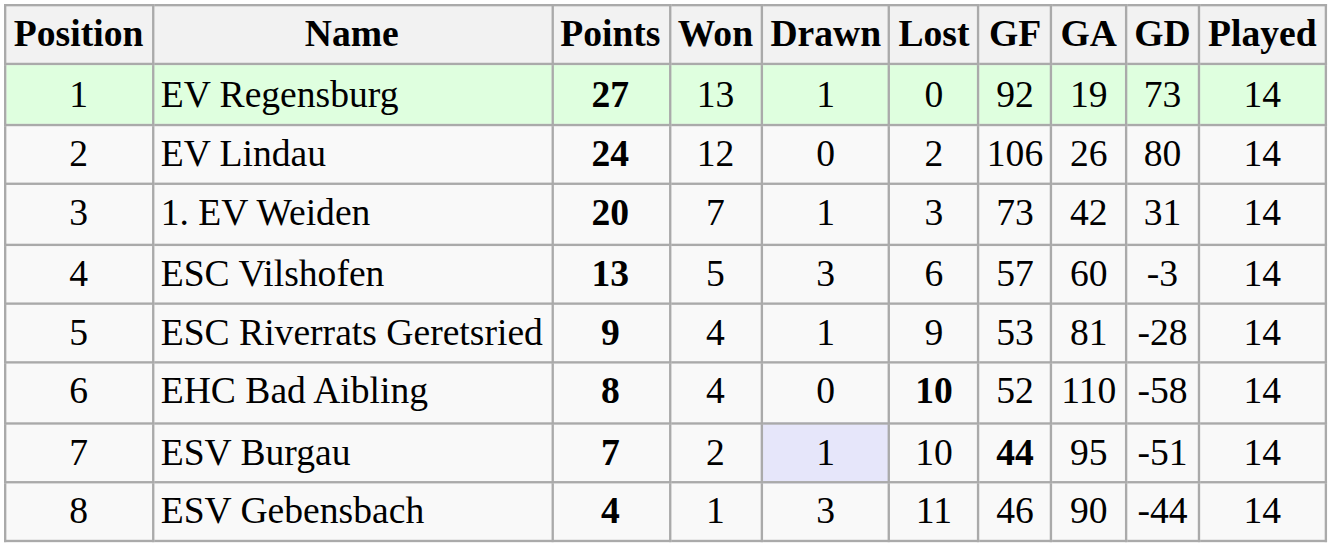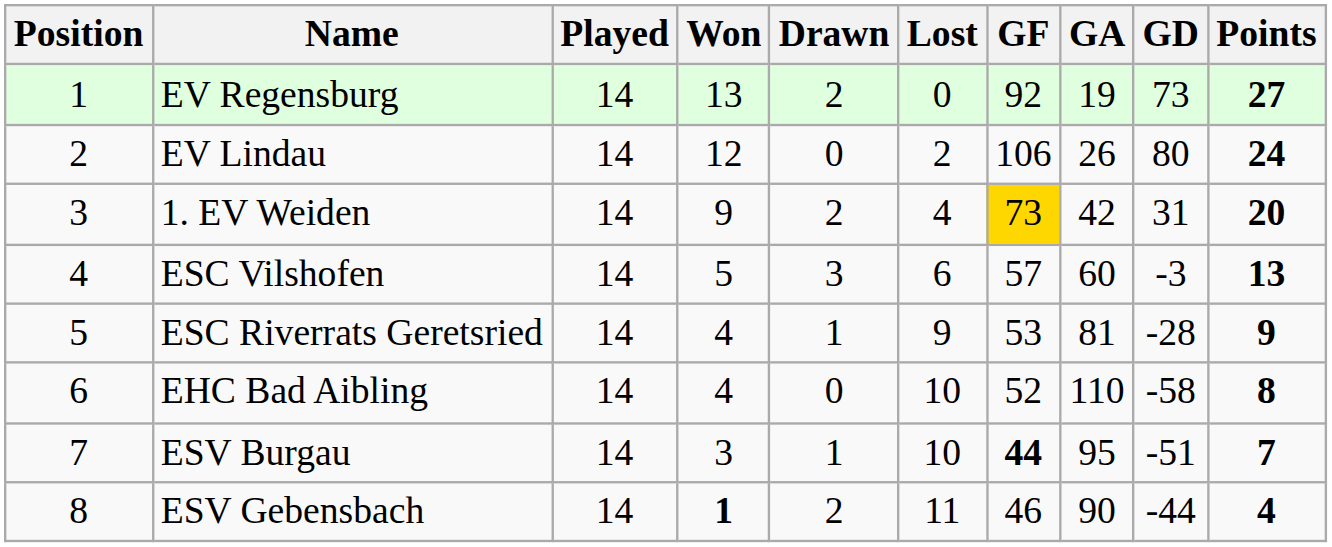columns swapped: (1262, 34) <-> (610, 34)
(826, 93) 1 -> (834, 93) 2
(715, 213) 7 -> (724, 213) 9
(826, 213) 1 -> (834, 213) 2
(934, 213) 3 -> (942, 213) 4
(1015, 213) no background -> (1023, 213) gold background
(934, 392) bold -> (942, 392) normal
(715, 451) 2 -> (724, 451) 3
(826, 451) lavender background -> (834, 451) no background
(715, 511) normal -> (724, 511) bold
(826, 511) 3 -> (834, 511) 2
